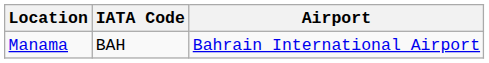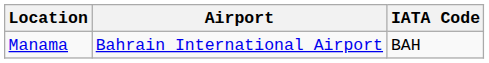columns swapped: (336, 18) <-> (140, 18)
